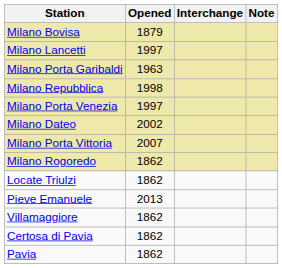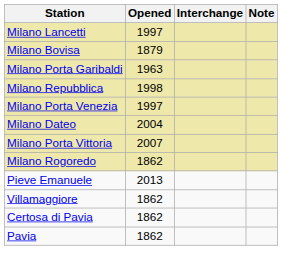rows swapped: (43, 32) <-> (46, 50)
(150, 124) 2002 -> (150, 124) 2004
- row: (41, 180)
